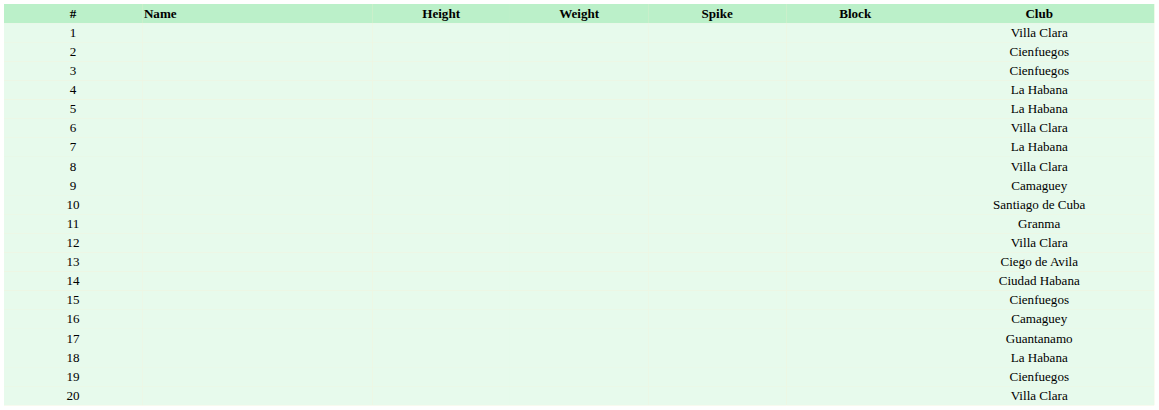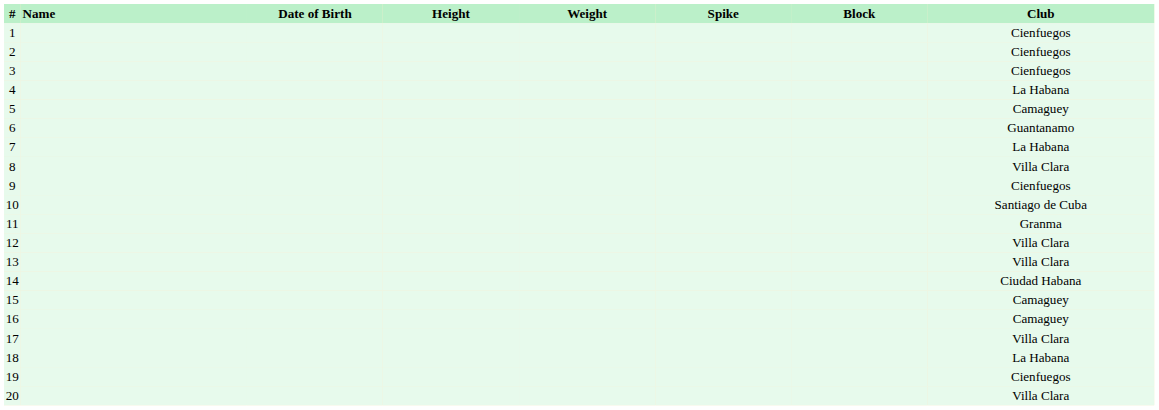+ column: (315, 13)
(1039, 32) Villa Clara -> (1041, 32) Cienfuegos
(1039, 109) La Habana -> (1041, 109) Camaguey
(1039, 128) Villa Clara -> (1041, 128) Guantanamo
(1039, 185) Camaguey -> (1041, 185) Cienfuegos
(1039, 262) Ciego de Avila -> (1041, 262) Villa Clara
(1039, 300) Cienfuegos -> (1041, 300) Camaguey
(1039, 338) Guantanamo -> (1041, 338) Villa Clara
